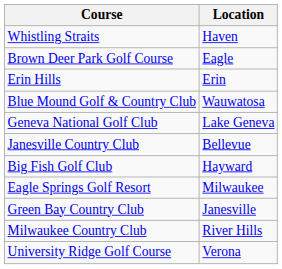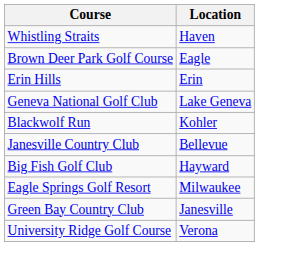- row: (102, 101)
+ row: (49, 123)
- row: (77, 230)
